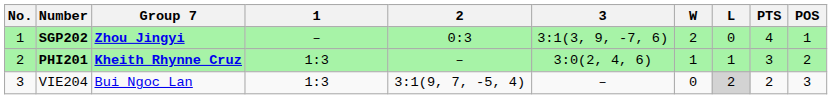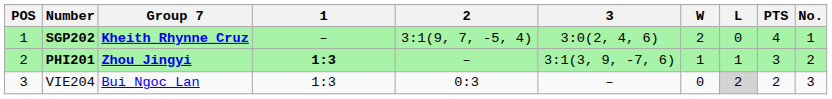columns swapped: (20, 16) <-> (807, 16)
(140, 38) Zhou Jingyi -> (175, 38) Kheith Rhynne Cruz
(460, 38) 0:3 -> (467, 38) 3:1(9, 7, -5, 4)
(603, 38) 3:1(3, 9, -7, 6) -> (610, 38) 3:0(2, 4, 6)
(168, 60) Kheith Rhynne Cruz -> (146, 60) Zhou Jingyi
(317, 60) normal -> (324, 60) bold
(603, 60) 3:0(2, 4, 6) -> (610, 60) 3:1(3, 9, -7, 6)
(460, 82) 3:1(9, 7, -5, 4) -> (467, 82) 0:3
